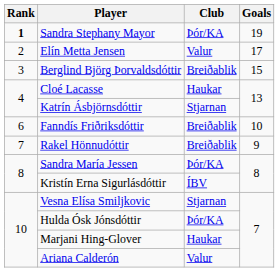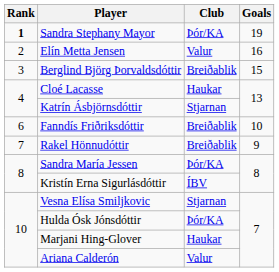(257, 51) 17 -> (257, 51) 16
